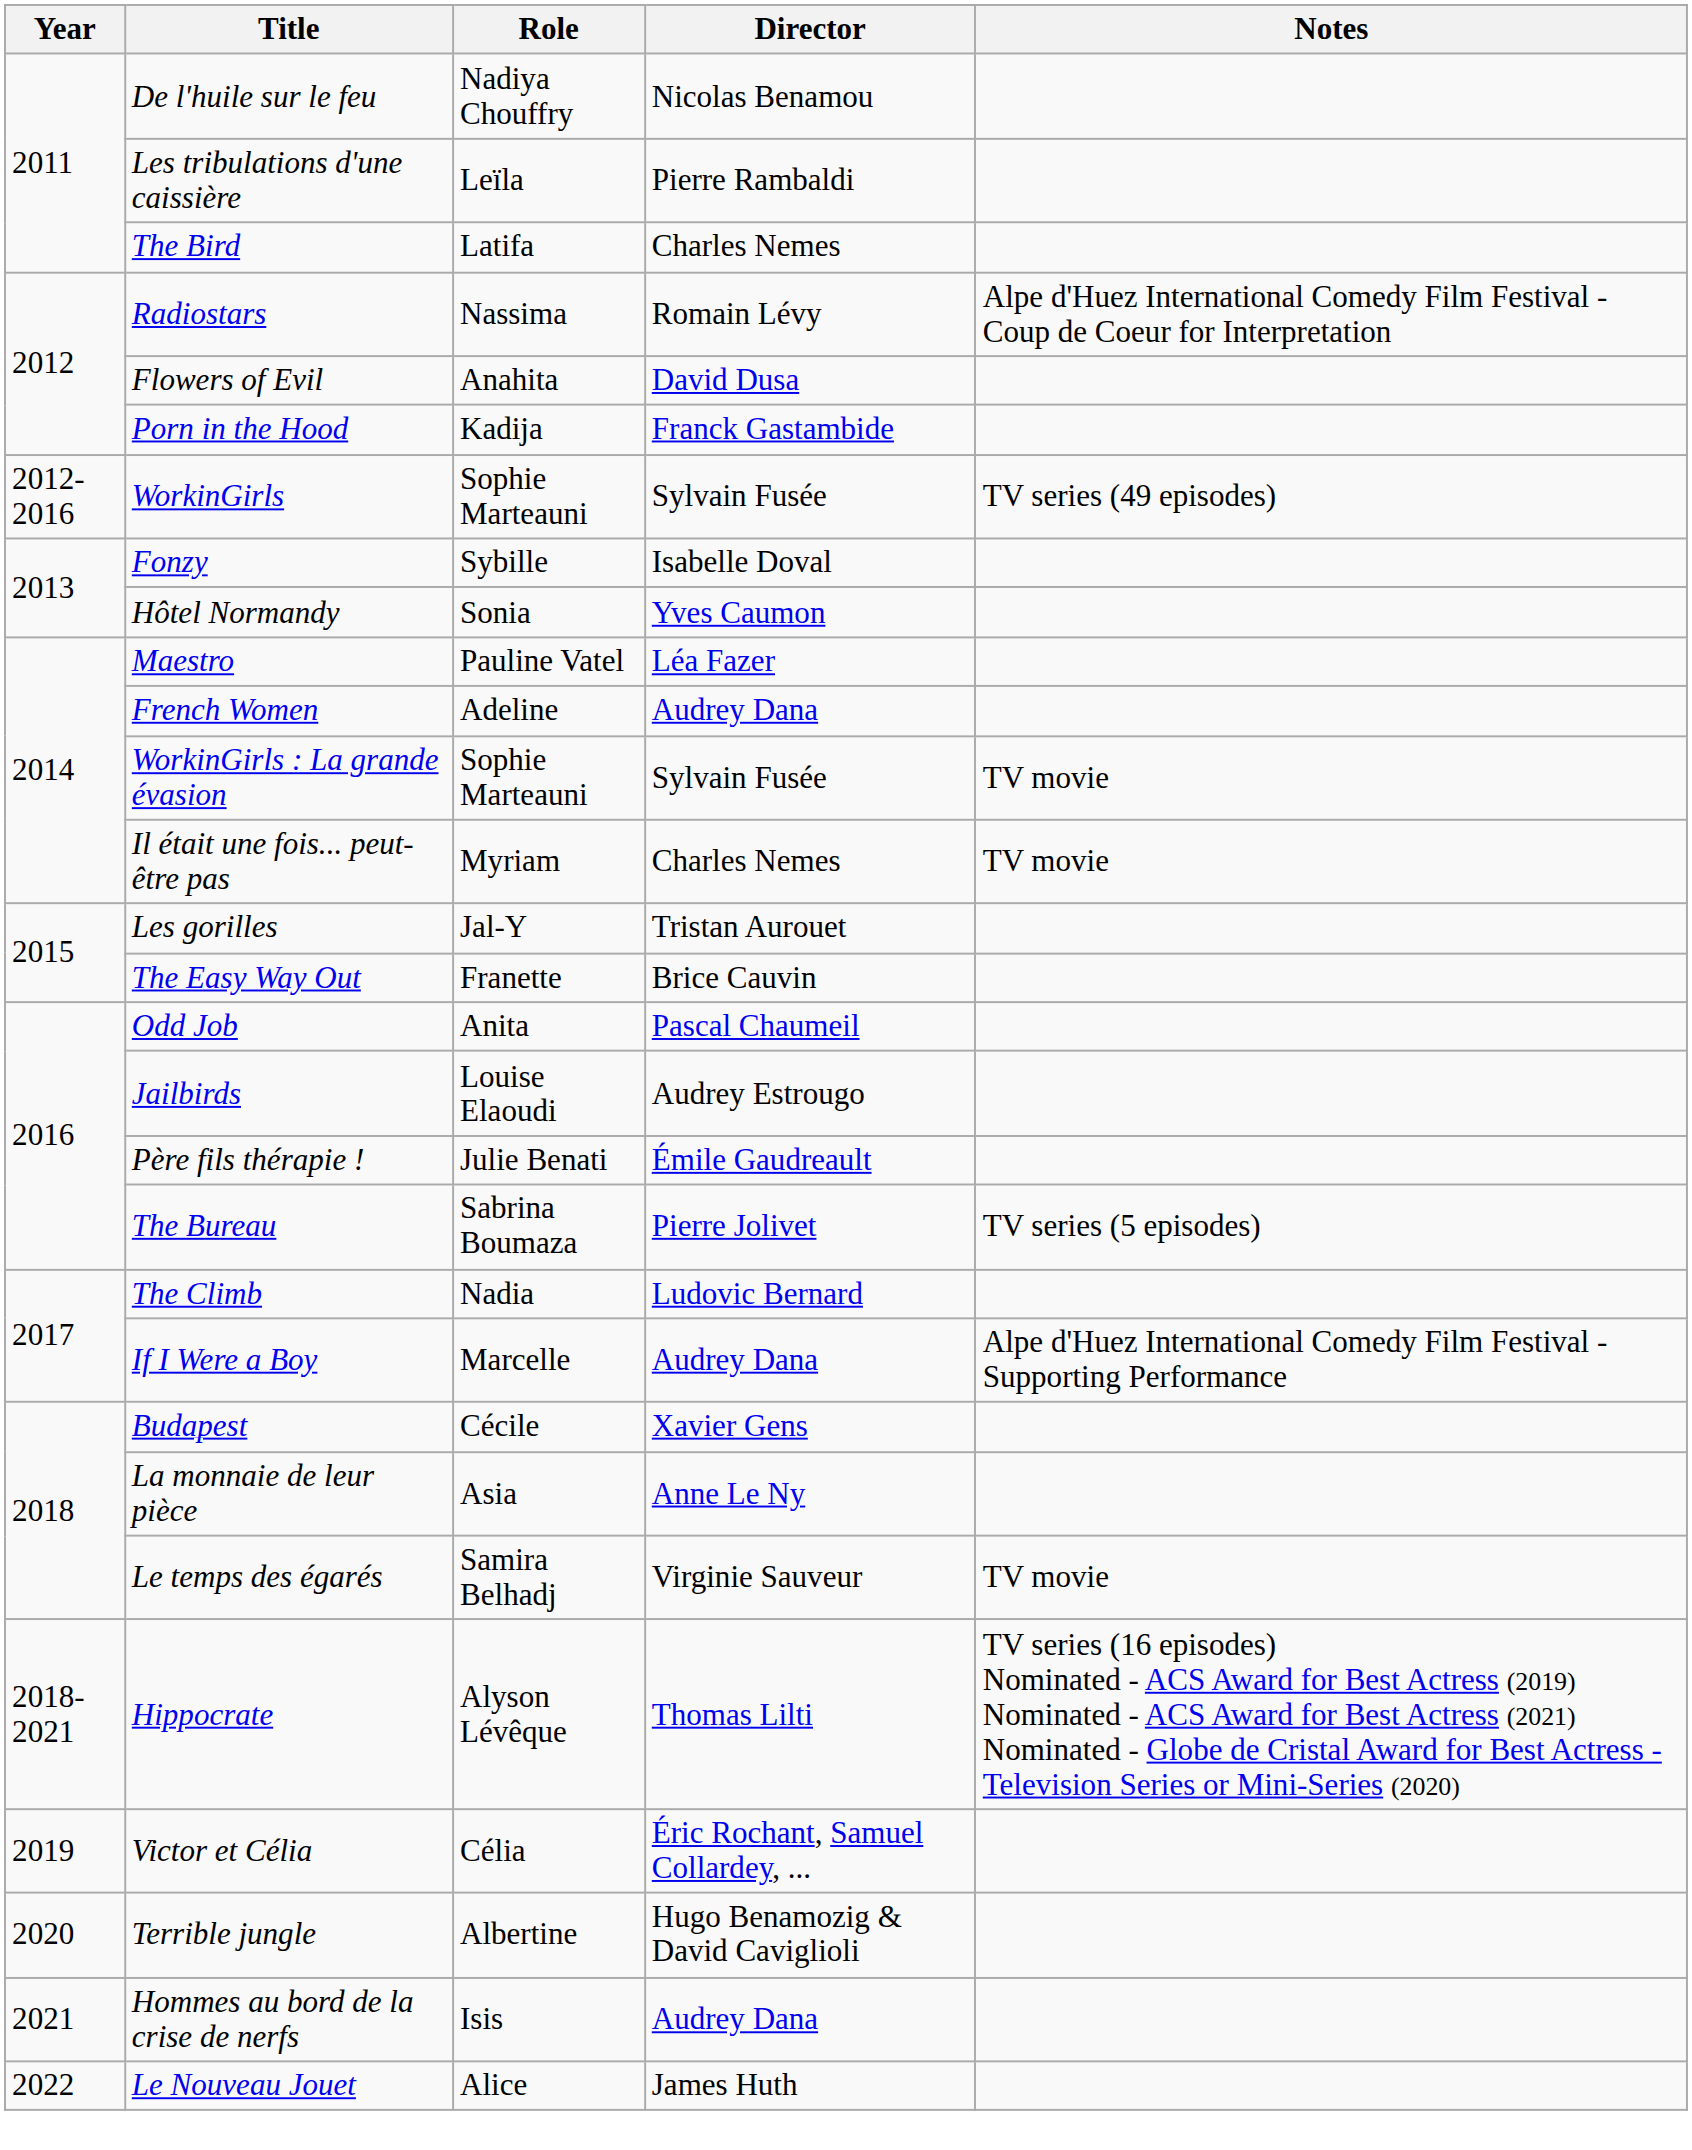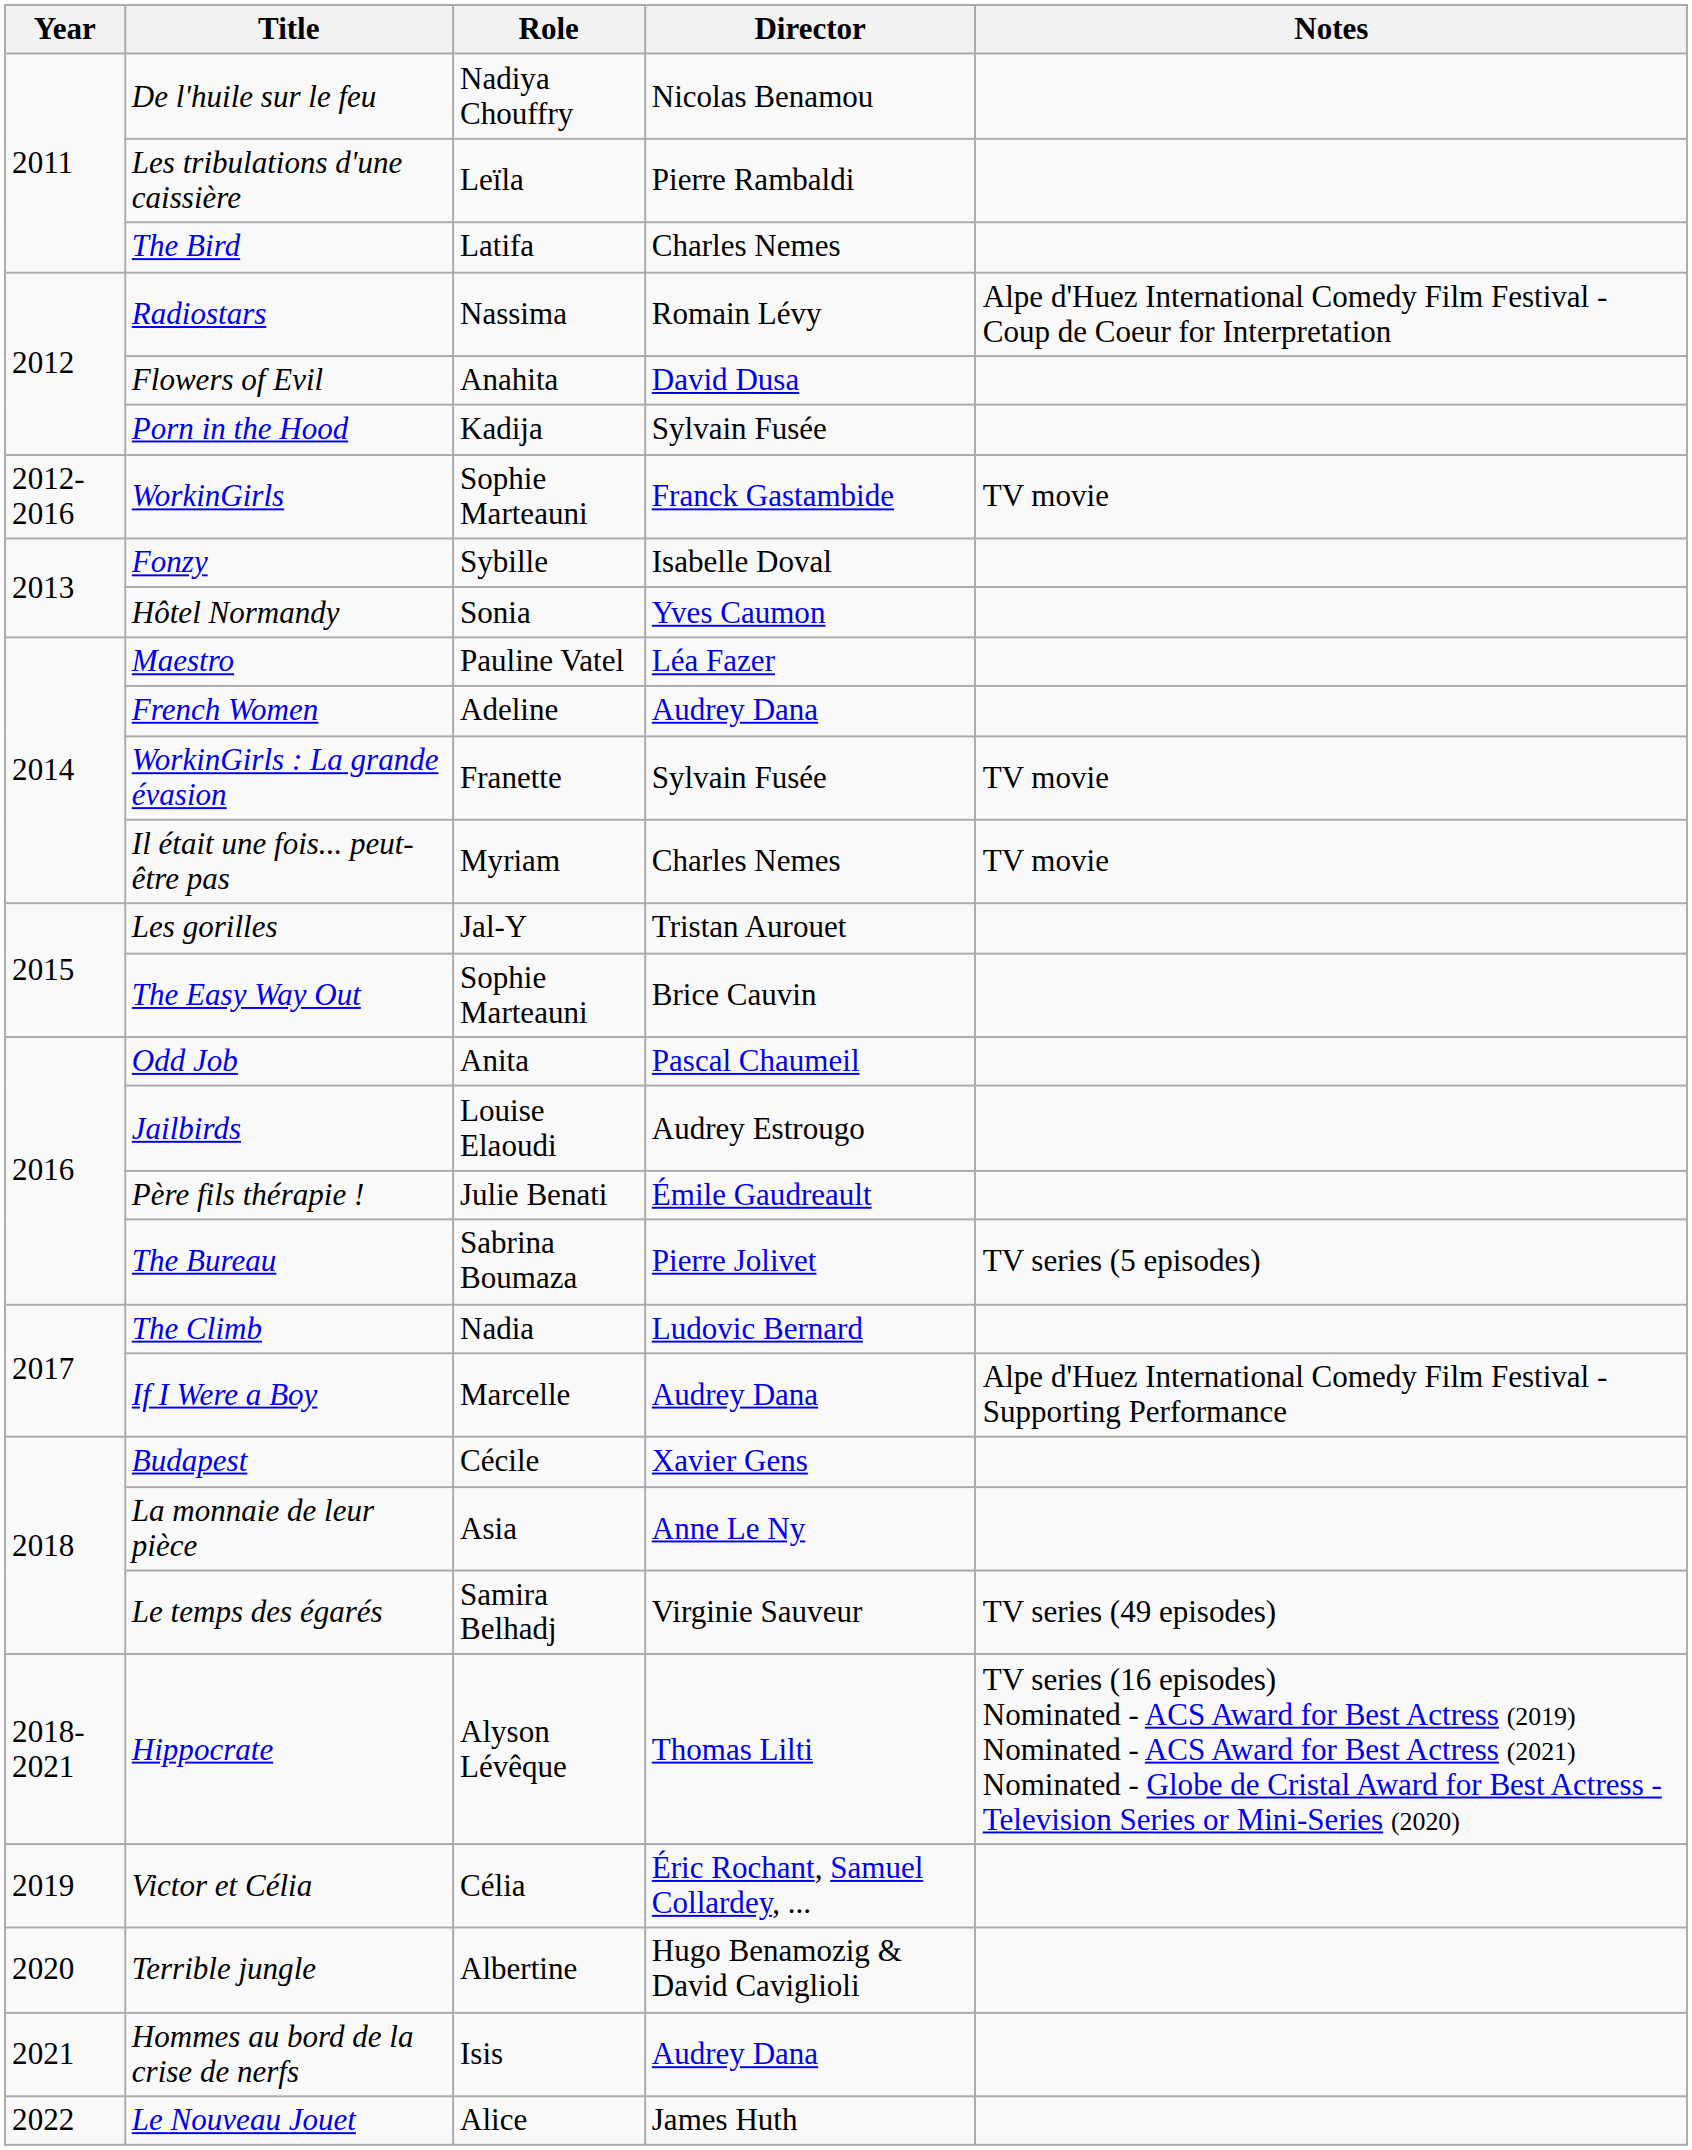(773, 429) Franck Gastambide -> (739, 429) Sylvain Fusée
(739, 495) Sylvain Fusée -> (773, 495) Franck Gastambide
(1129, 495) TV series (49 episodes) -> (1046, 495) TV movie
(524, 776) Sophie Marteauni -> (511, 776) Franette
(511, 977) Franette -> (524, 994) Sophie Marteauni
(1046, 1577) TV movie -> (1129, 1612) TV series (49 episodes)
